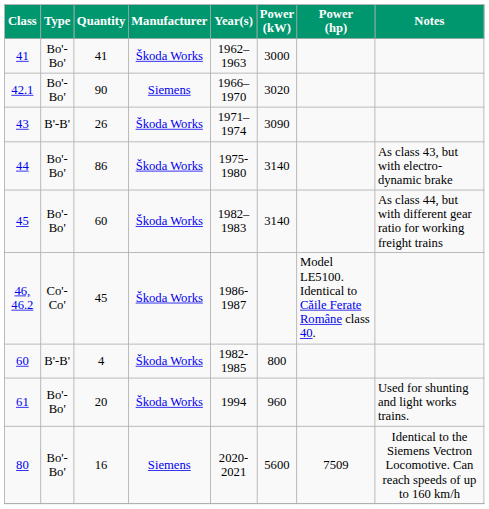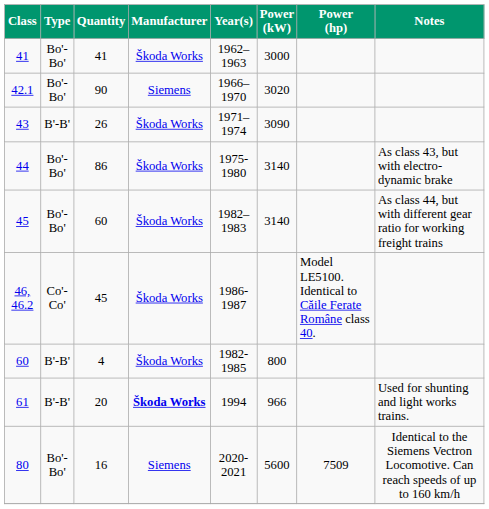(57, 402) Bo'-Bo' -> (57, 402) B'-B'
(169, 402) normal -> (169, 402) bold
(277, 402) 960 -> (277, 402) 966
